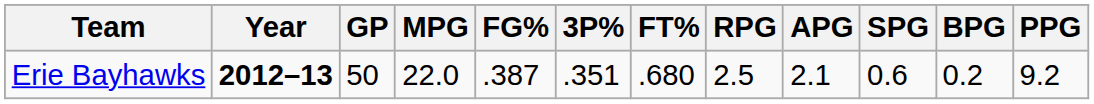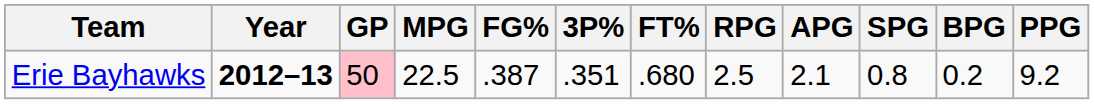(363, 74) no background -> (363, 74) pink background
(431, 74) 22.0 -> (431, 74) 22.5
(887, 74) 0.6 -> (887, 74) 0.8
